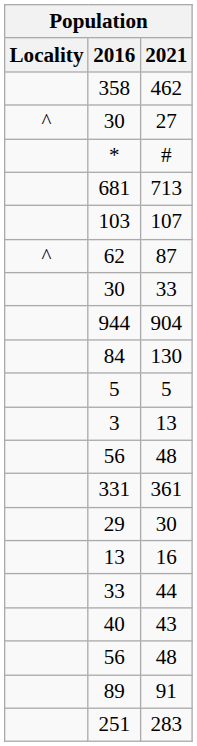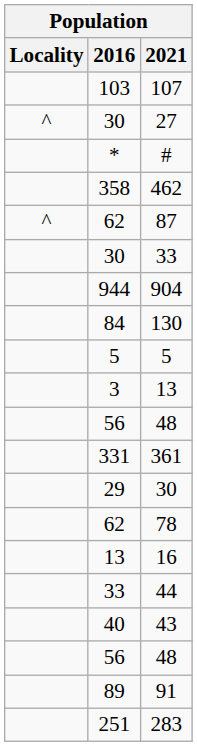rows swapped: (114, 88) <-> (114, 222)
- row: (114, 188)
+ row: (114, 523)
